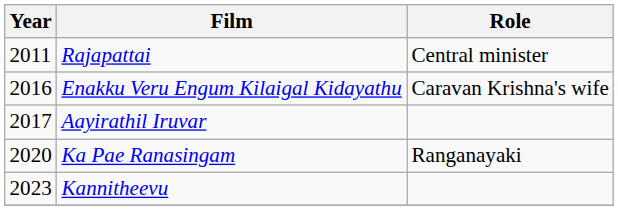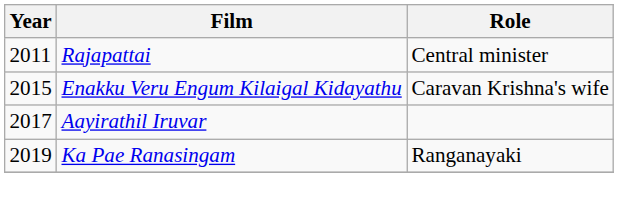(31, 88) 2016 -> (31, 88) 2015
(31, 155) 2020 -> (31, 155) 2019
- row: (115, 188)
